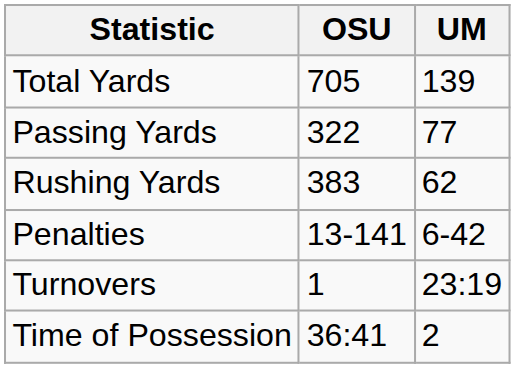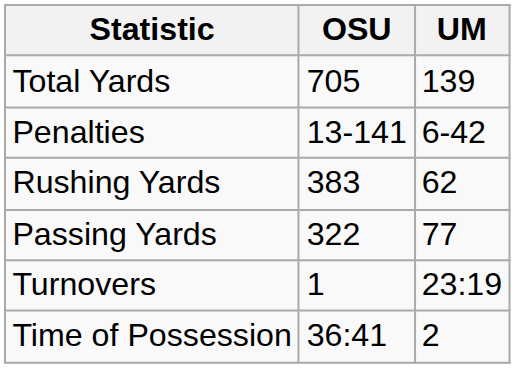rows swapped: (115, 132) <-> (79, 234)
